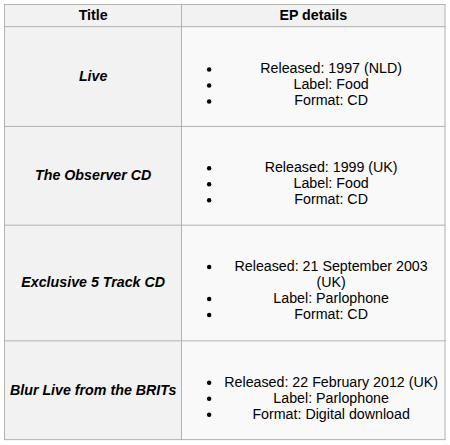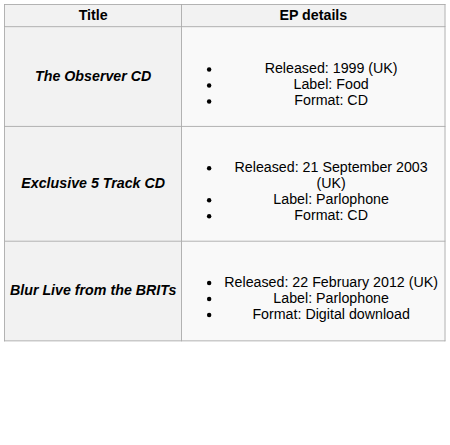- row: (93, 76)
